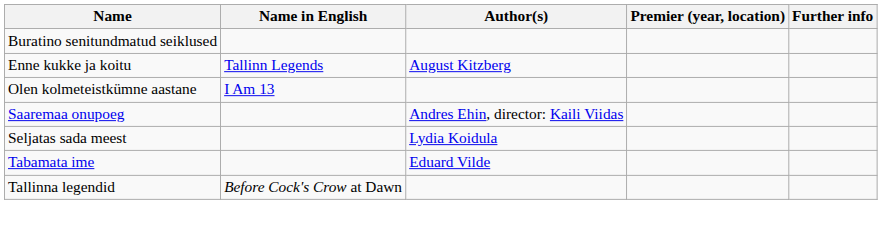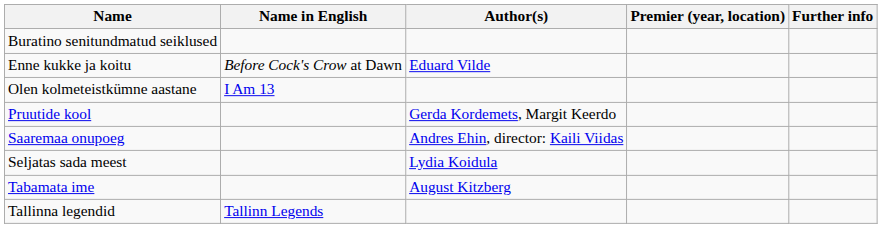(274, 65) Tallinn Legends -> (313, 65) Before Cock's Crow at Dawn
(460, 65) August Kitzberg -> (450, 65) Eduard Vilde
+ row: (50, 114)
(450, 162) Eduard Vilde -> (460, 187) August Kitzberg
(313, 187) Before Cock's Crow at Dawn -> (274, 211) Tallinn Legends
